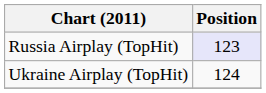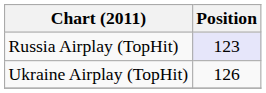(227, 74) 124 -> (227, 74) 126
